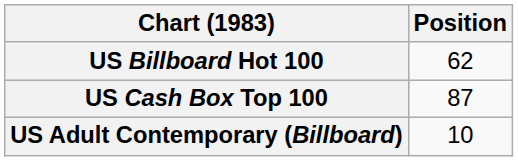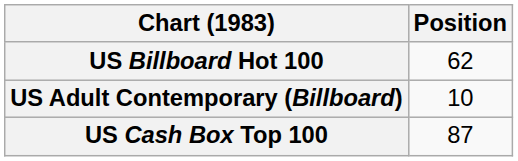rows swapped: (206, 135) <-> (206, 98)
